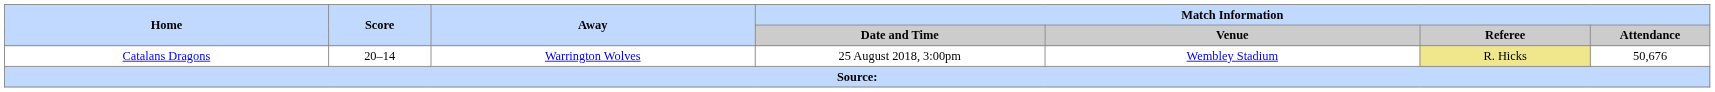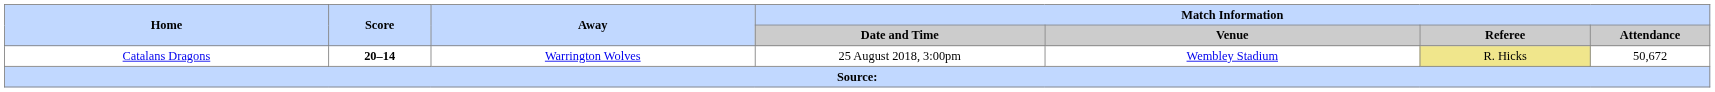(380, 56) normal -> (380, 56) bold
(1650, 56) 50,676 -> (1650, 56) 50,672
